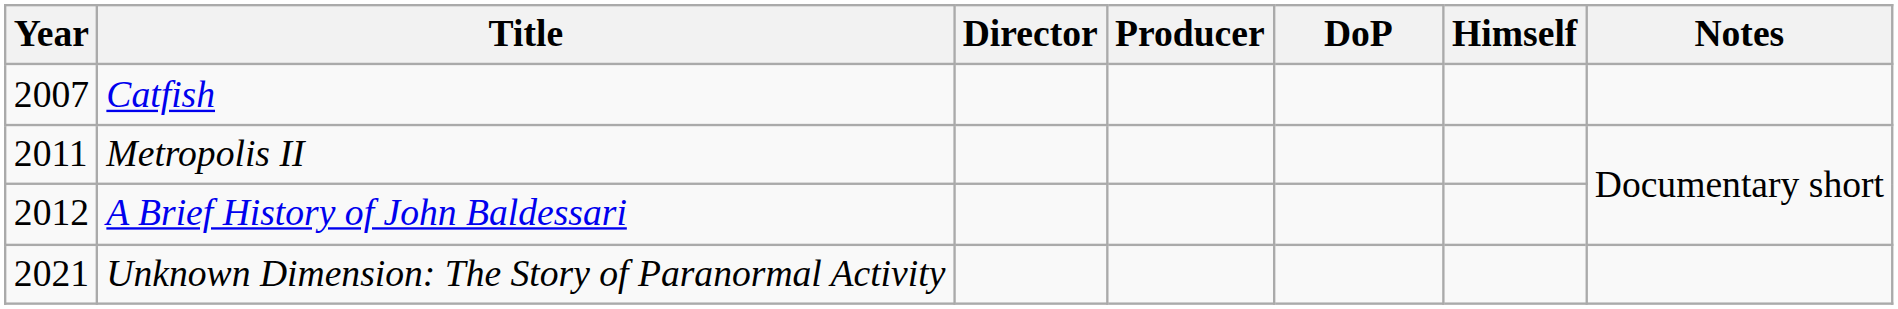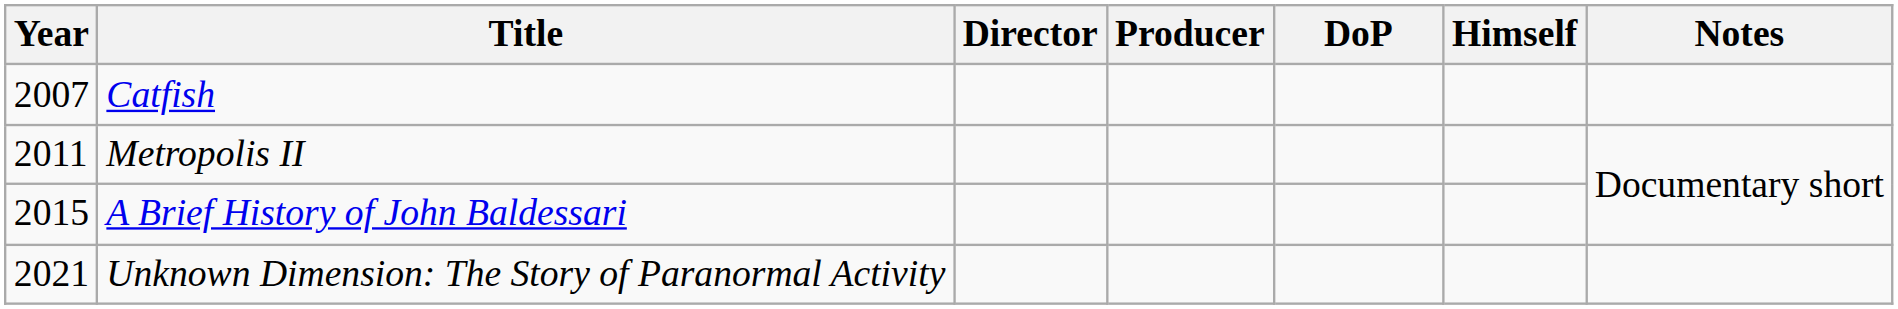(51, 213) 2012 -> (51, 213) 2015
